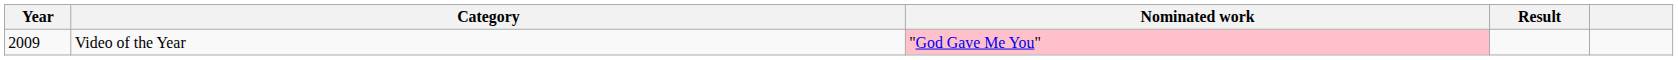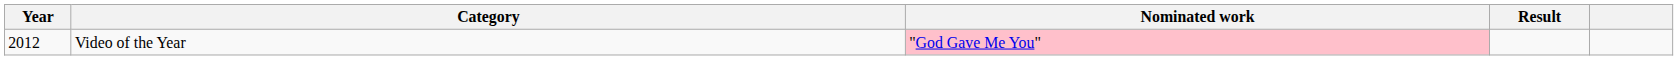(24, 42) 2009 -> (24, 42) 2012
